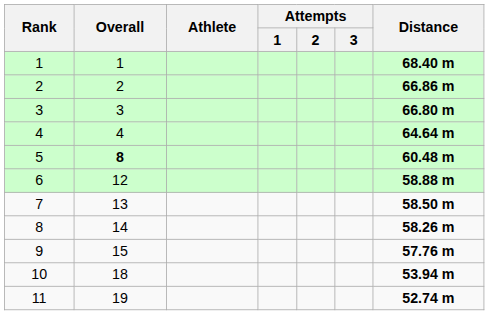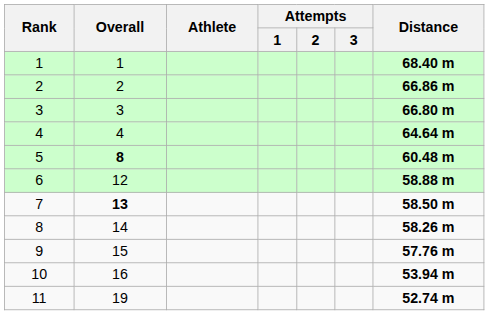(120, 203) normal -> (120, 203) bold
(120, 274) 18 -> (120, 274) 16
